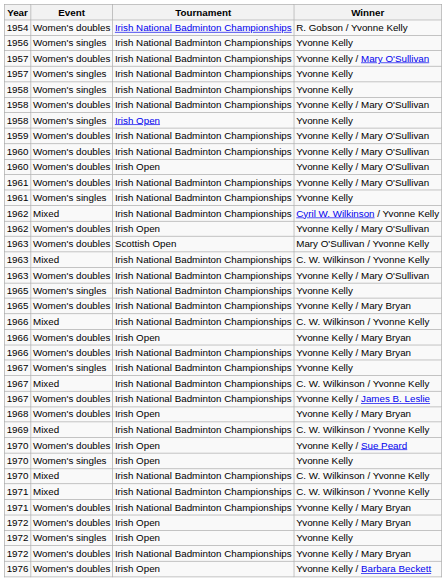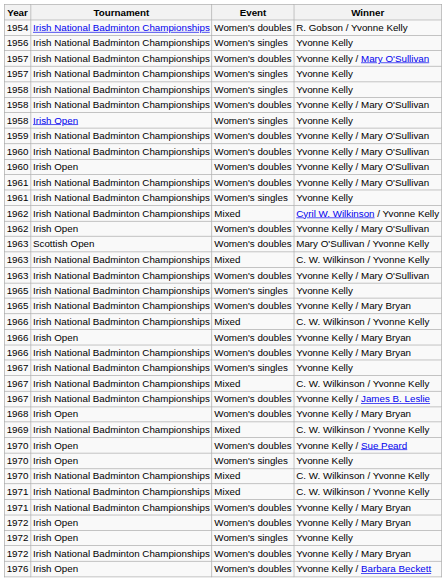columns swapped: (203, 12) <-> (72, 12)
